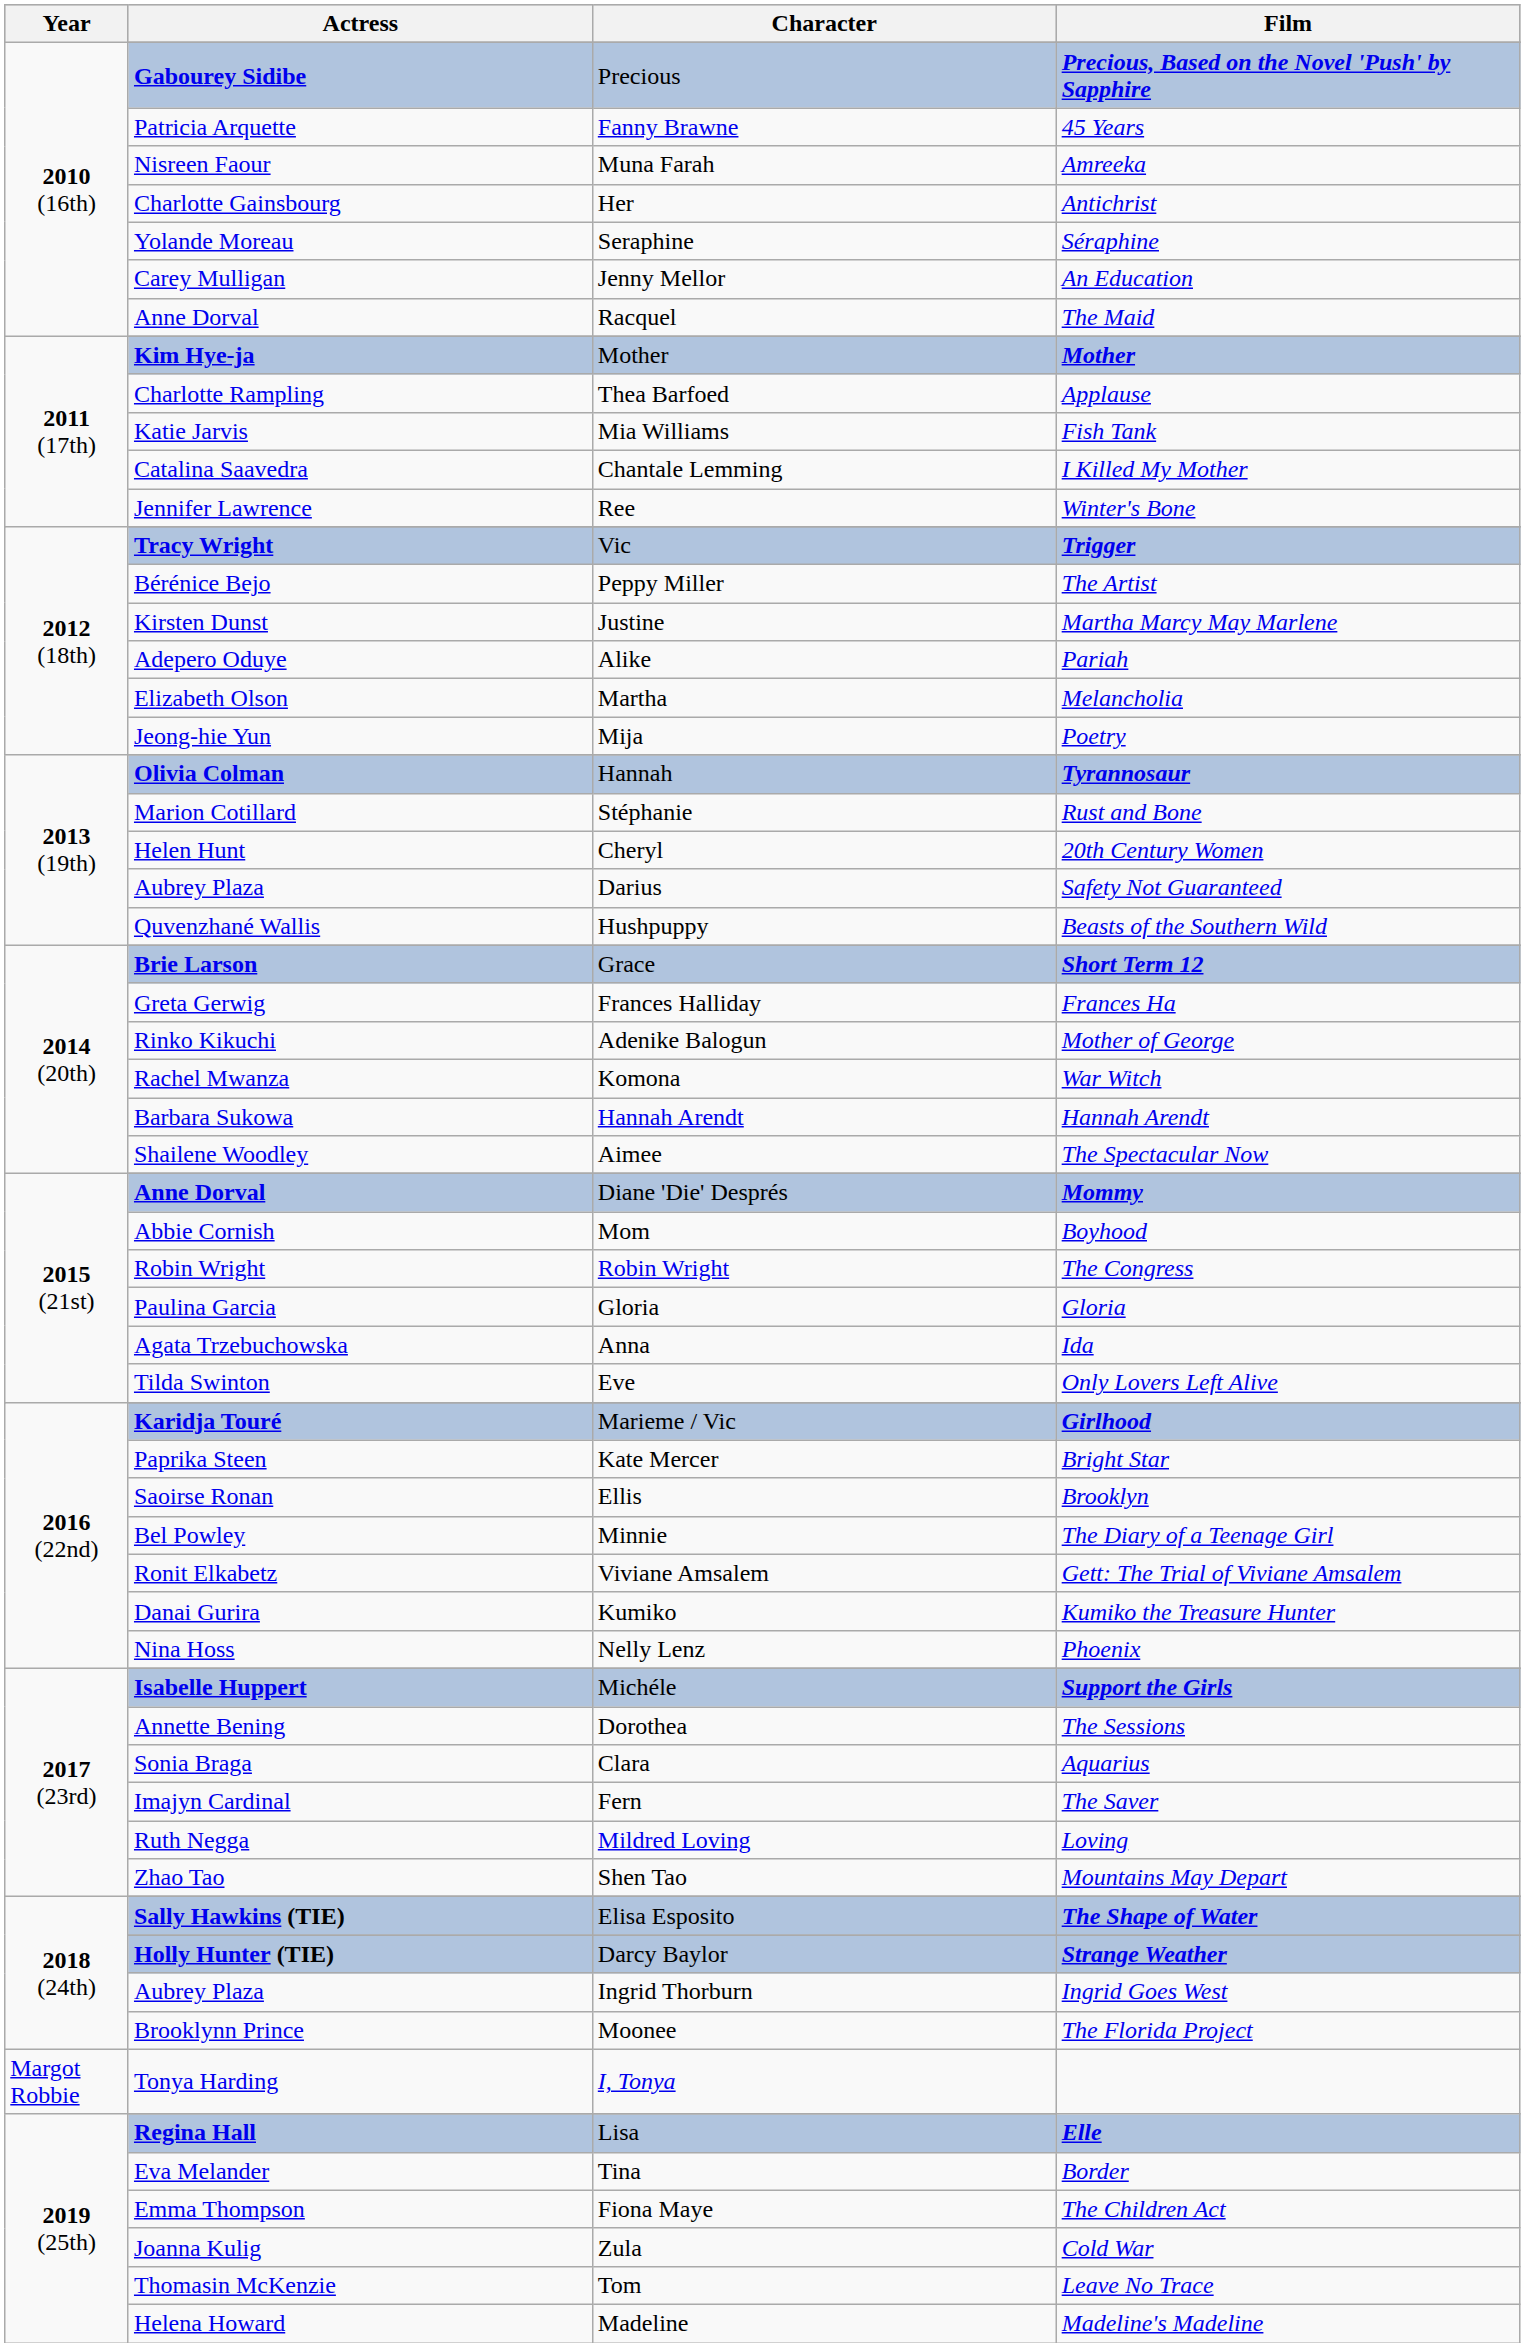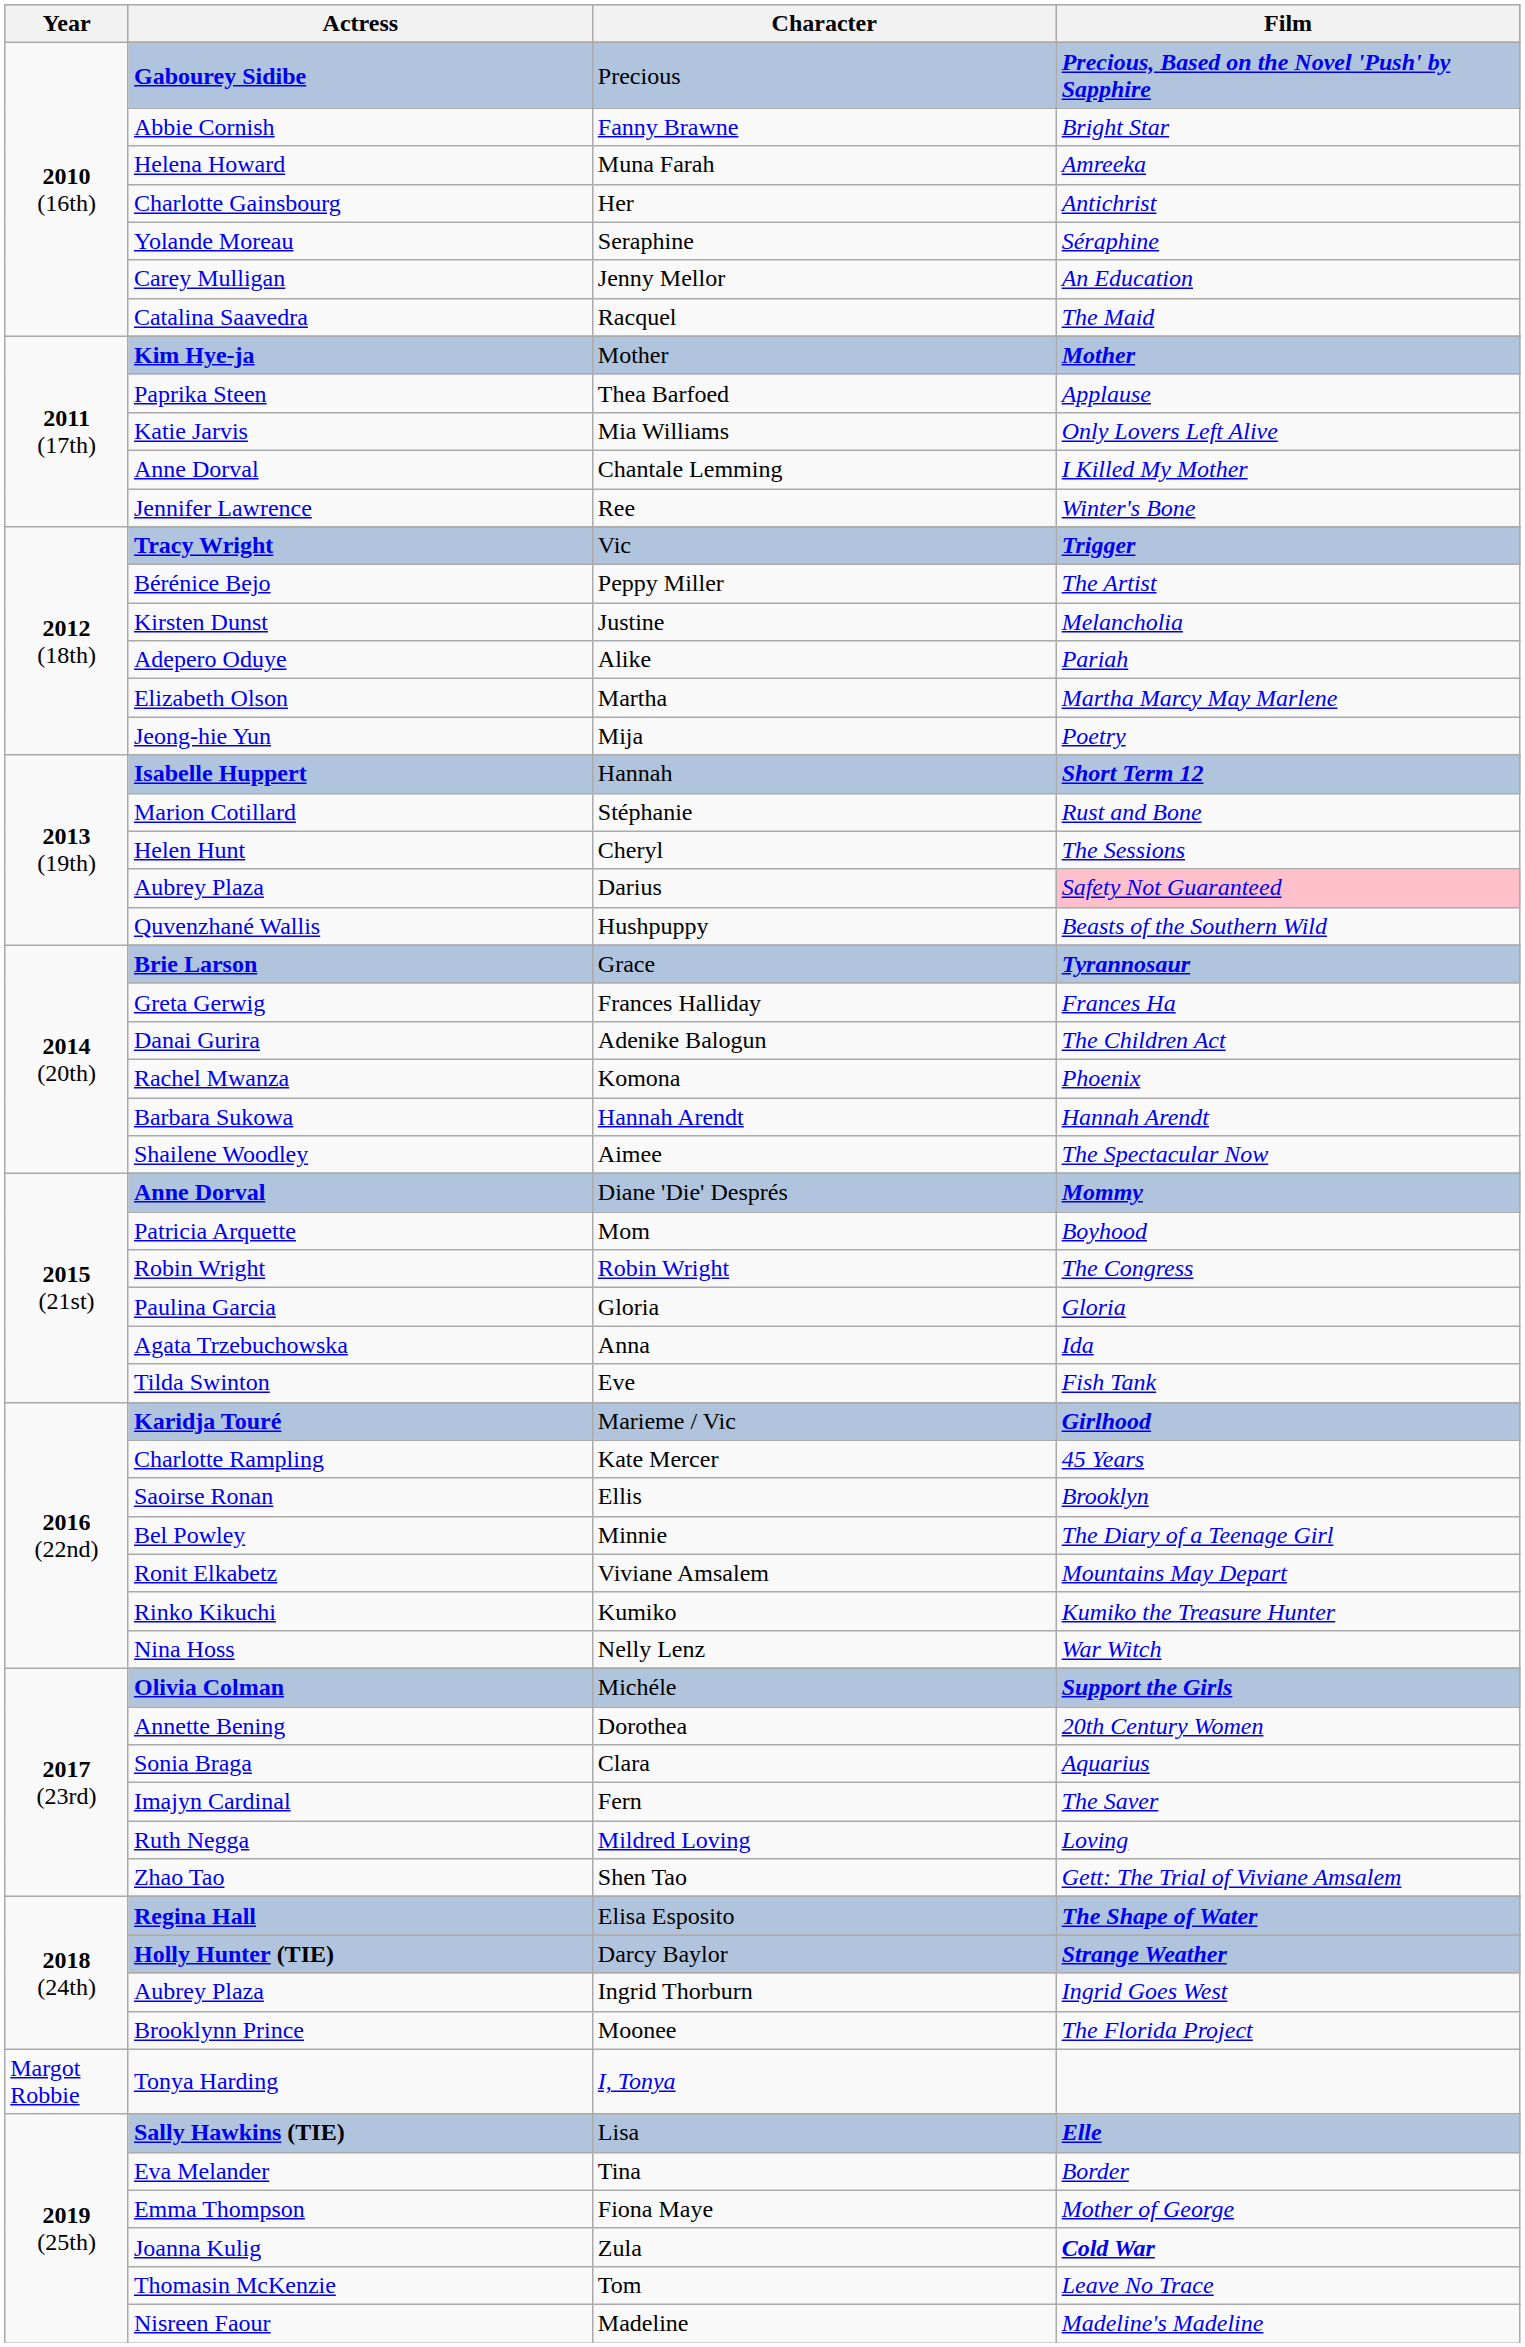(215, 126) Patricia Arquette -> (204, 126) Abbie Cornish
(1103, 126) 45 Years -> (1115, 126) Bright Star
(202, 164) Nisreen Faour -> (210, 164) Helena Howard
(196, 316) Anne Dorval -> (221, 316) Catalina Saavedra
(229, 393) Charlotte Rampling -> (200, 393) Paprika Steen
(1109, 431) Fish Tank -> (1170, 431) Only Lovers Left Alive
(221, 469) Catalina Saavedra -> (196, 469) Anne Dorval
(1200, 621) Martha Marcy May Marlene -> (1122, 621) Melancholia
(1122, 697) Melancholia -> (1200, 697) Martha Marcy May Marlene
(209, 773) Olivia Colman -> (220, 773) Isabelle Huppert
(1126, 773) Tyrannosaur -> (1133, 773) Short Term 12
(1163, 849) 20th Century Women -> (1123, 849) The Sessions
(1172, 887) no background -> (1172, 887) pink background
(1133, 964) Short Term 12 -> (1126, 964) Tyrannosaur
(205, 1040) Rinko Kikuchi -> (197, 1040) Danai Gurira
(1148, 1040) Mother of George -> (1144, 1040) The Children Act
(1112, 1078) War Witch -> (1101, 1078) Phoenix
(204, 1230) Abbie Cornish -> (215, 1230) Patricia Arquette
(1170, 1382) Only Lovers Left Alive -> (1109, 1382) Fish Tank
(200, 1458) Paprika Steen -> (229, 1458) Charlotte Rampling
(1115, 1458) Bright Star -> (1103, 1458) 45 Years
(1232, 1573) Gett: The Trial of Viviane Amsalem -> (1174, 1573) Mountains May Depart
(197, 1611) Danai Gurira -> (205, 1611) Rinko Kikuchi
(1101, 1649) Phoenix -> (1112, 1649) War Witch
(220, 1687) Isabelle Huppert -> (209, 1687) Olivia Colman
(1123, 1725) The Sessions -> (1163, 1725) 20th Century Women
(1174, 1877) Mountains May Depart -> (1232, 1877) Gett: The Trial of Viviane Amsalem
(239, 1915) Sally Hawkins (TIE) -> (195, 1915) Regina Hall
(195, 2132) Regina Hall -> (239, 2132) Sally Hawkins (TIE)
(1144, 2209) The Children Act -> (1148, 2209) Mother of George
(1108, 2247) normal -> (1108, 2247) bold
(210, 2323) Helena Howard -> (202, 2323) Nisreen Faour
